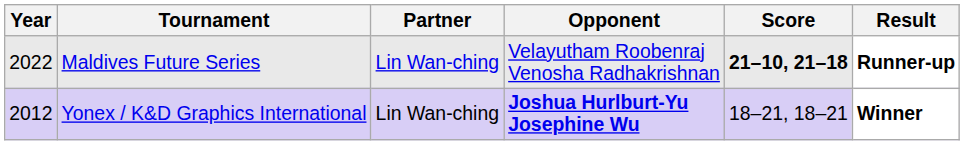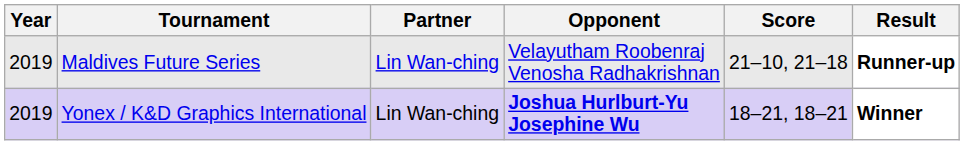(31, 62) 2022 -> (31, 62) 2019
(788, 62) bold -> (788, 62) normal
(31, 114) 2012 -> (31, 114) 2019
